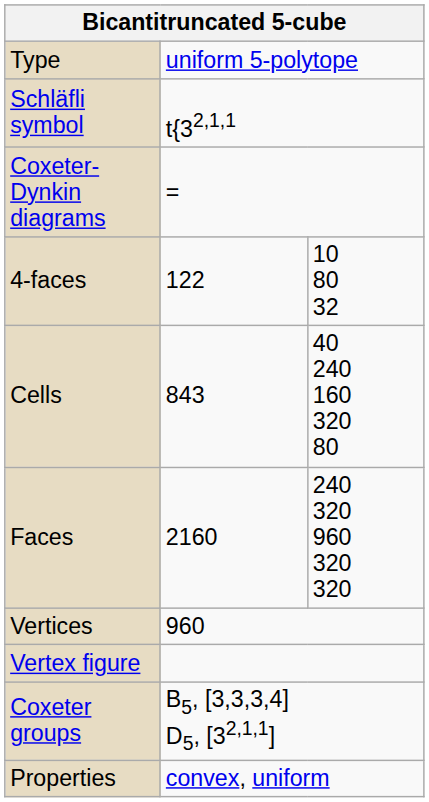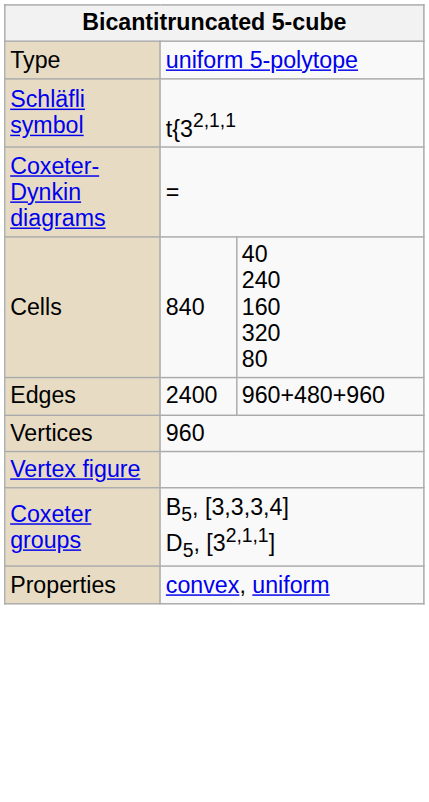- row: (48, 280)
(185, 396) 843 -> (185, 307) 840
- row: (42, 537)
+ row: (43, 396)
